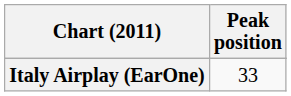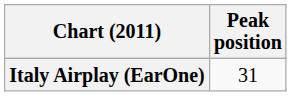(248, 74) 33 -> (248, 74) 31
